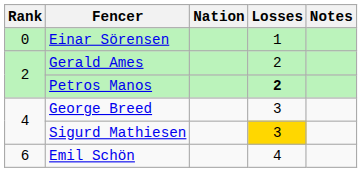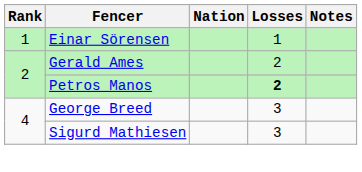(25, 40) 0 -> (25, 40) 1
(277, 133) gold background -> (277, 133) no background
- row: (92, 156)
